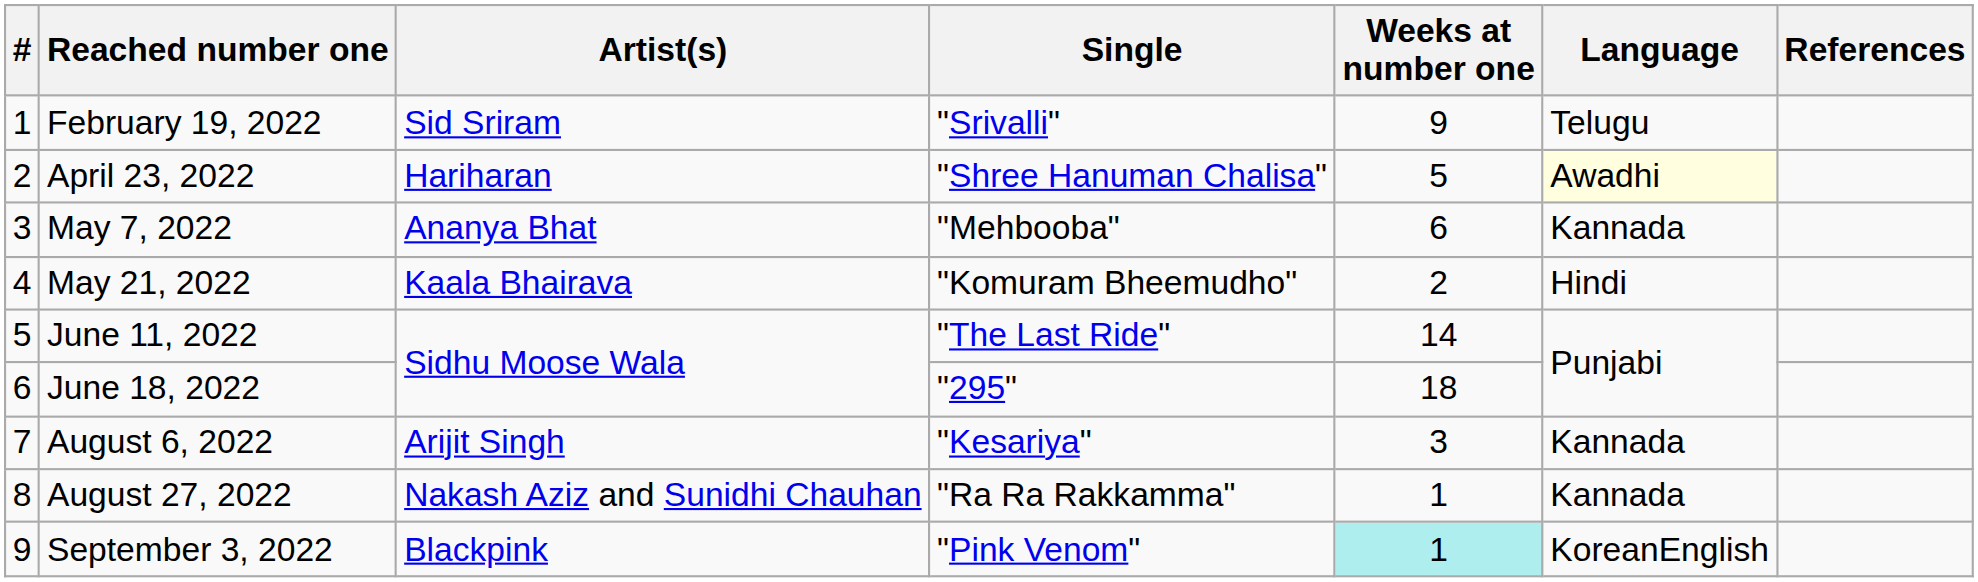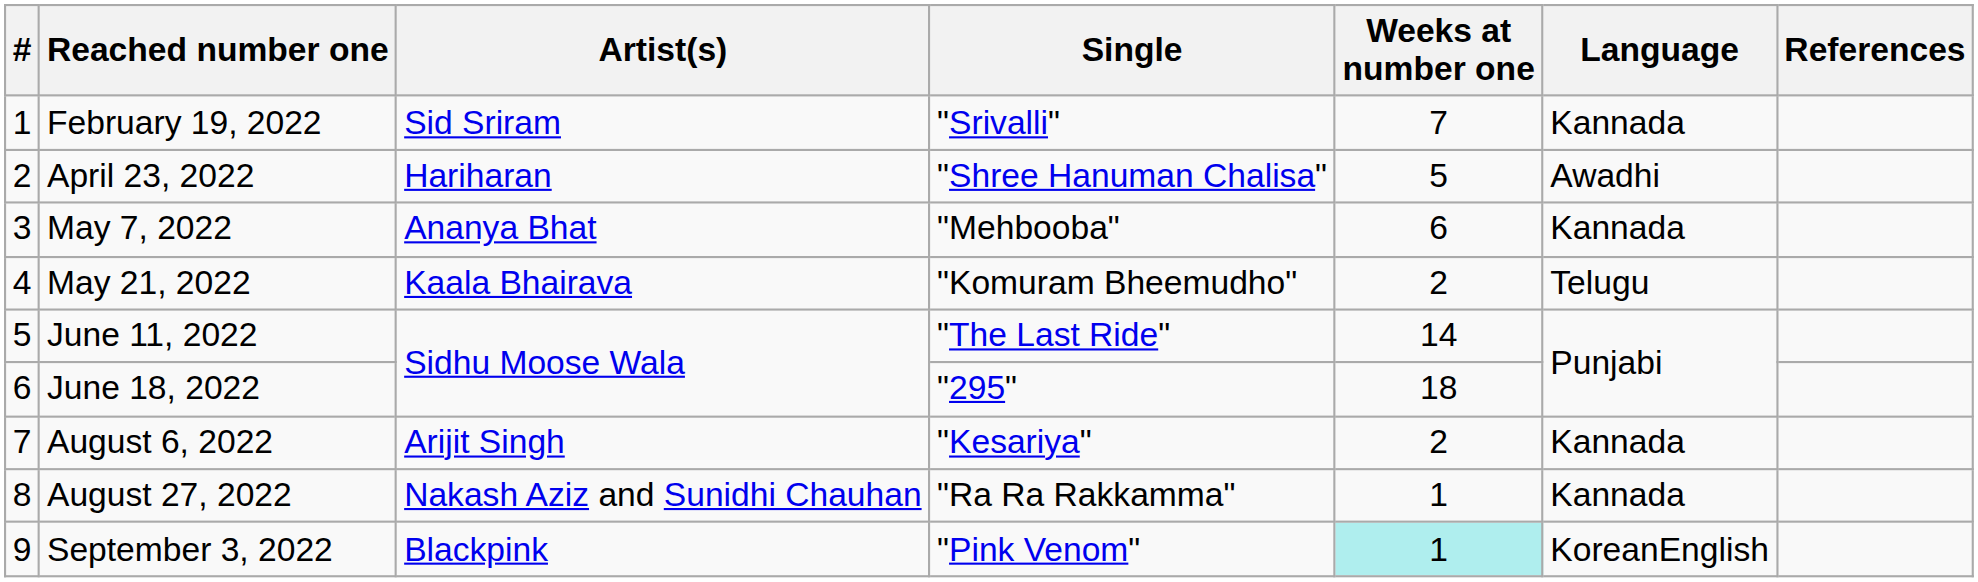(1439, 122) 9 -> (1439, 122) 7
(1600, 122) Telugu -> (1618, 122) Kannada
(1605, 175) lightyellow background -> (1605, 175) no background
(1589, 282) Hindi -> (1600, 282) Telugu
(1439, 441) 3 -> (1439, 441) 2
